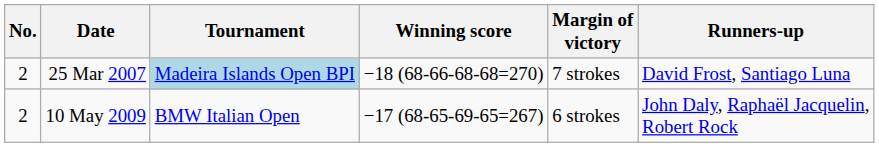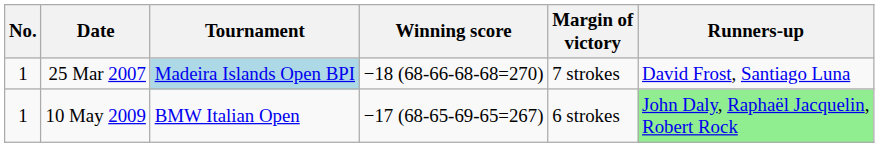(23, 73) 2 -> (23, 73) 1
(23, 115) 2 -> (23, 115) 1
(756, 115) no background -> (756, 115) lightgreen background
